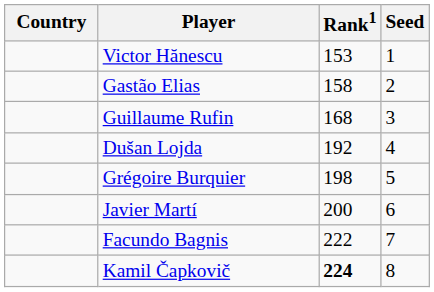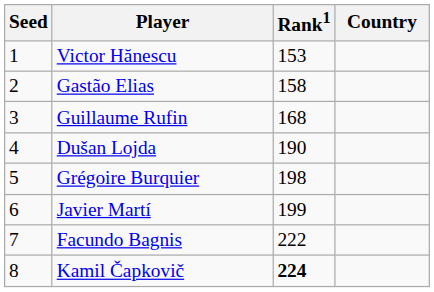columns swapped: (51, 22) <-> (405, 22)
(338, 147) 192 -> (292, 147) 190
(338, 209) 200 -> (292, 209) 199
